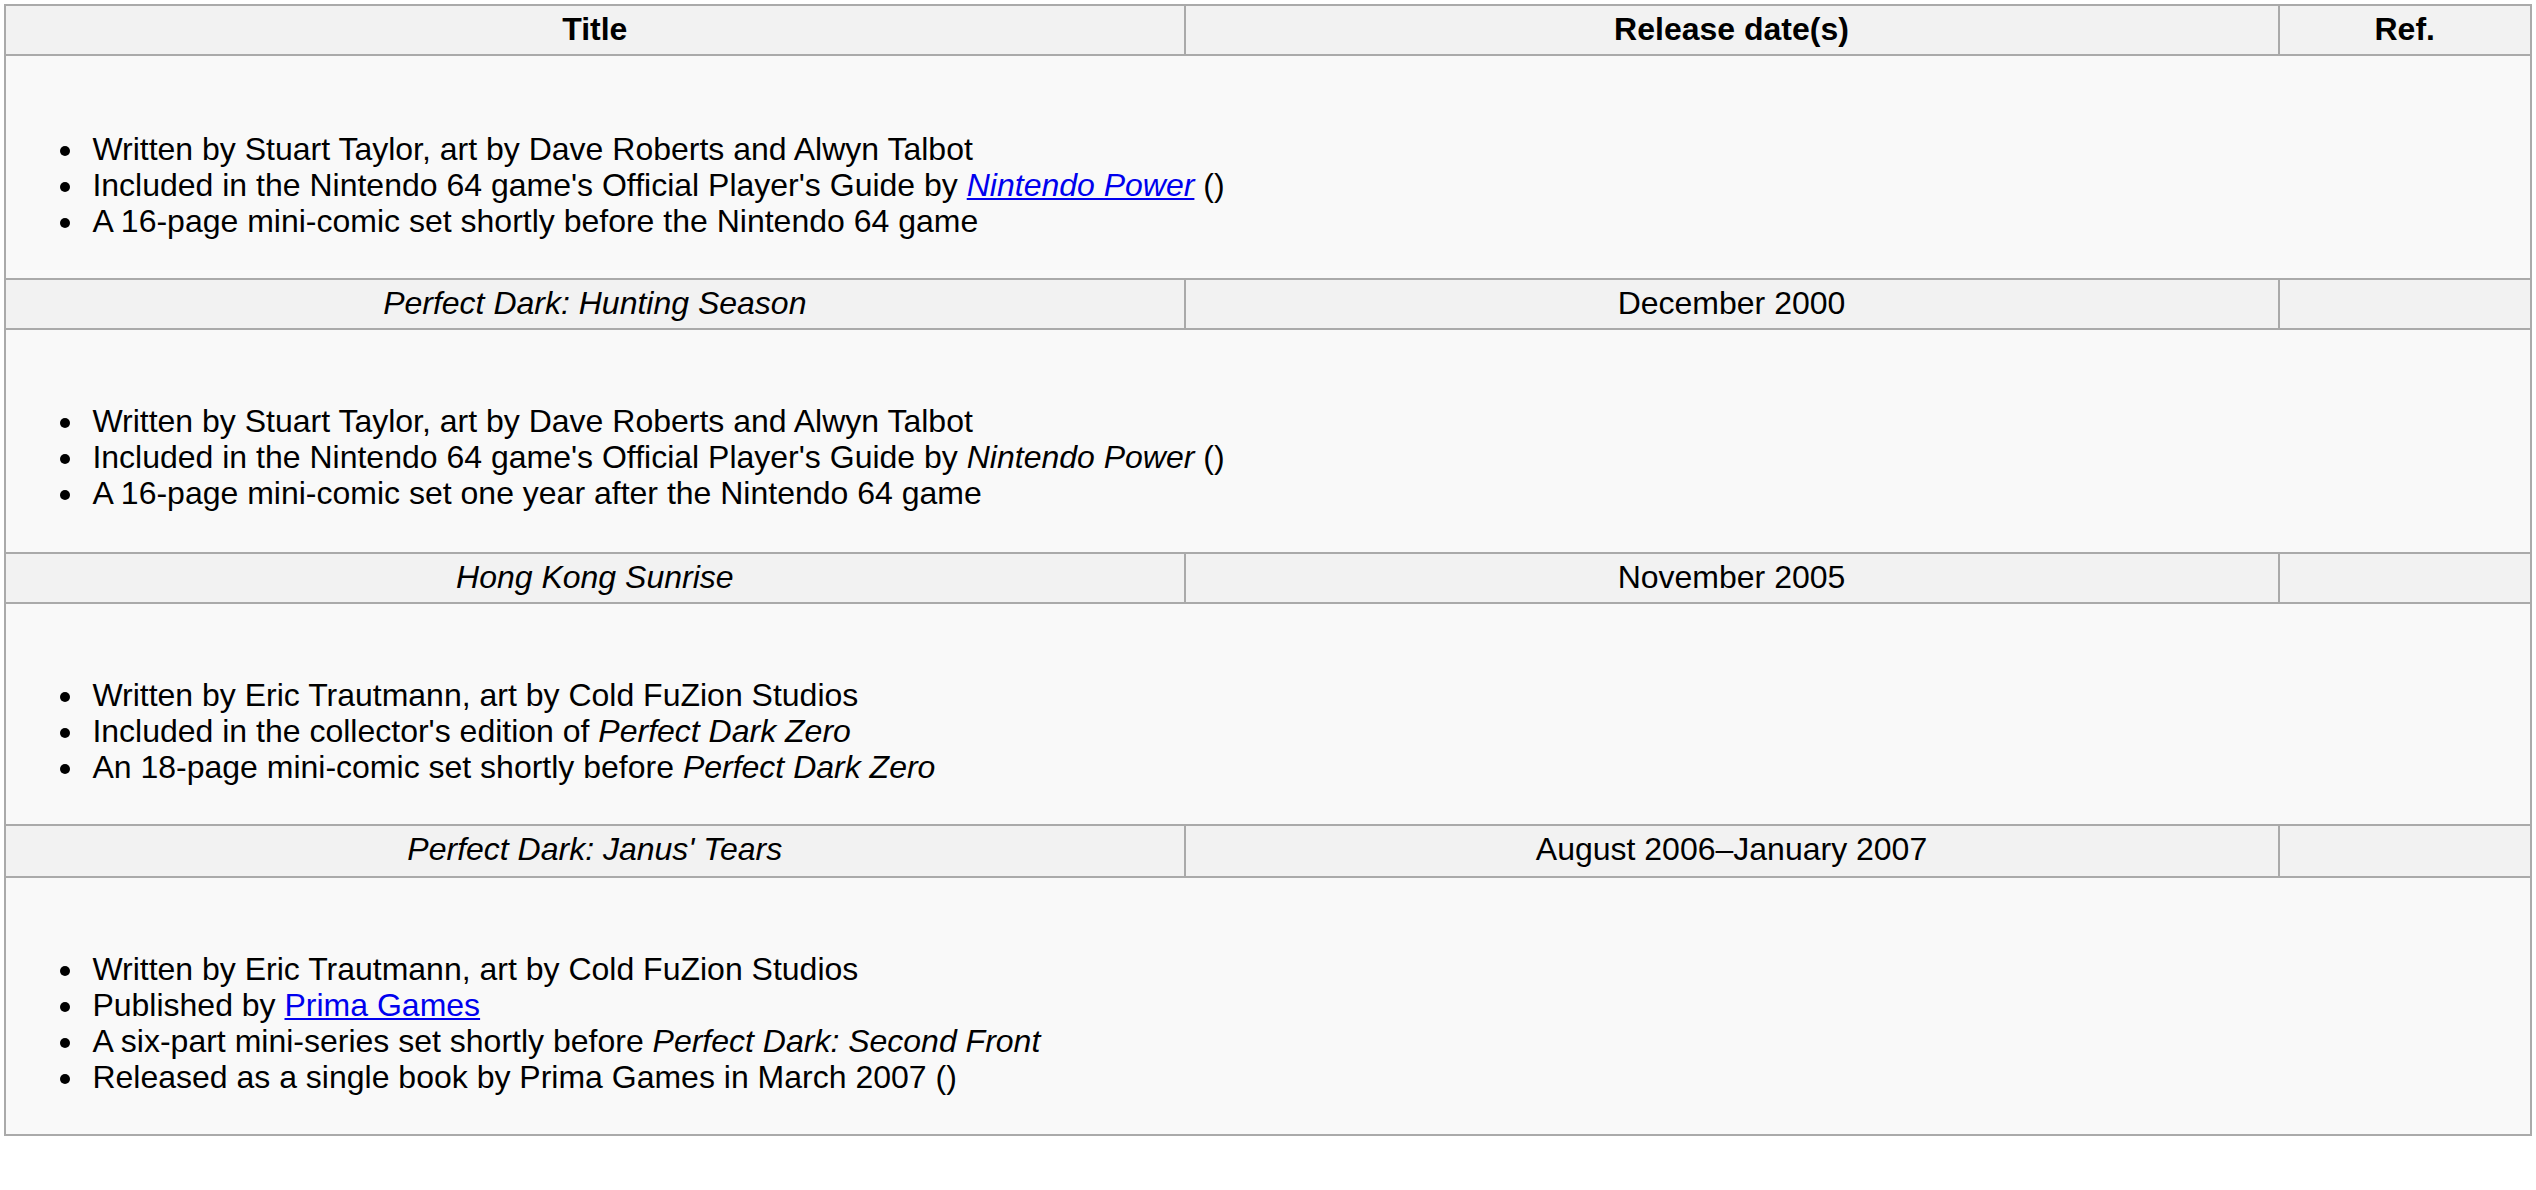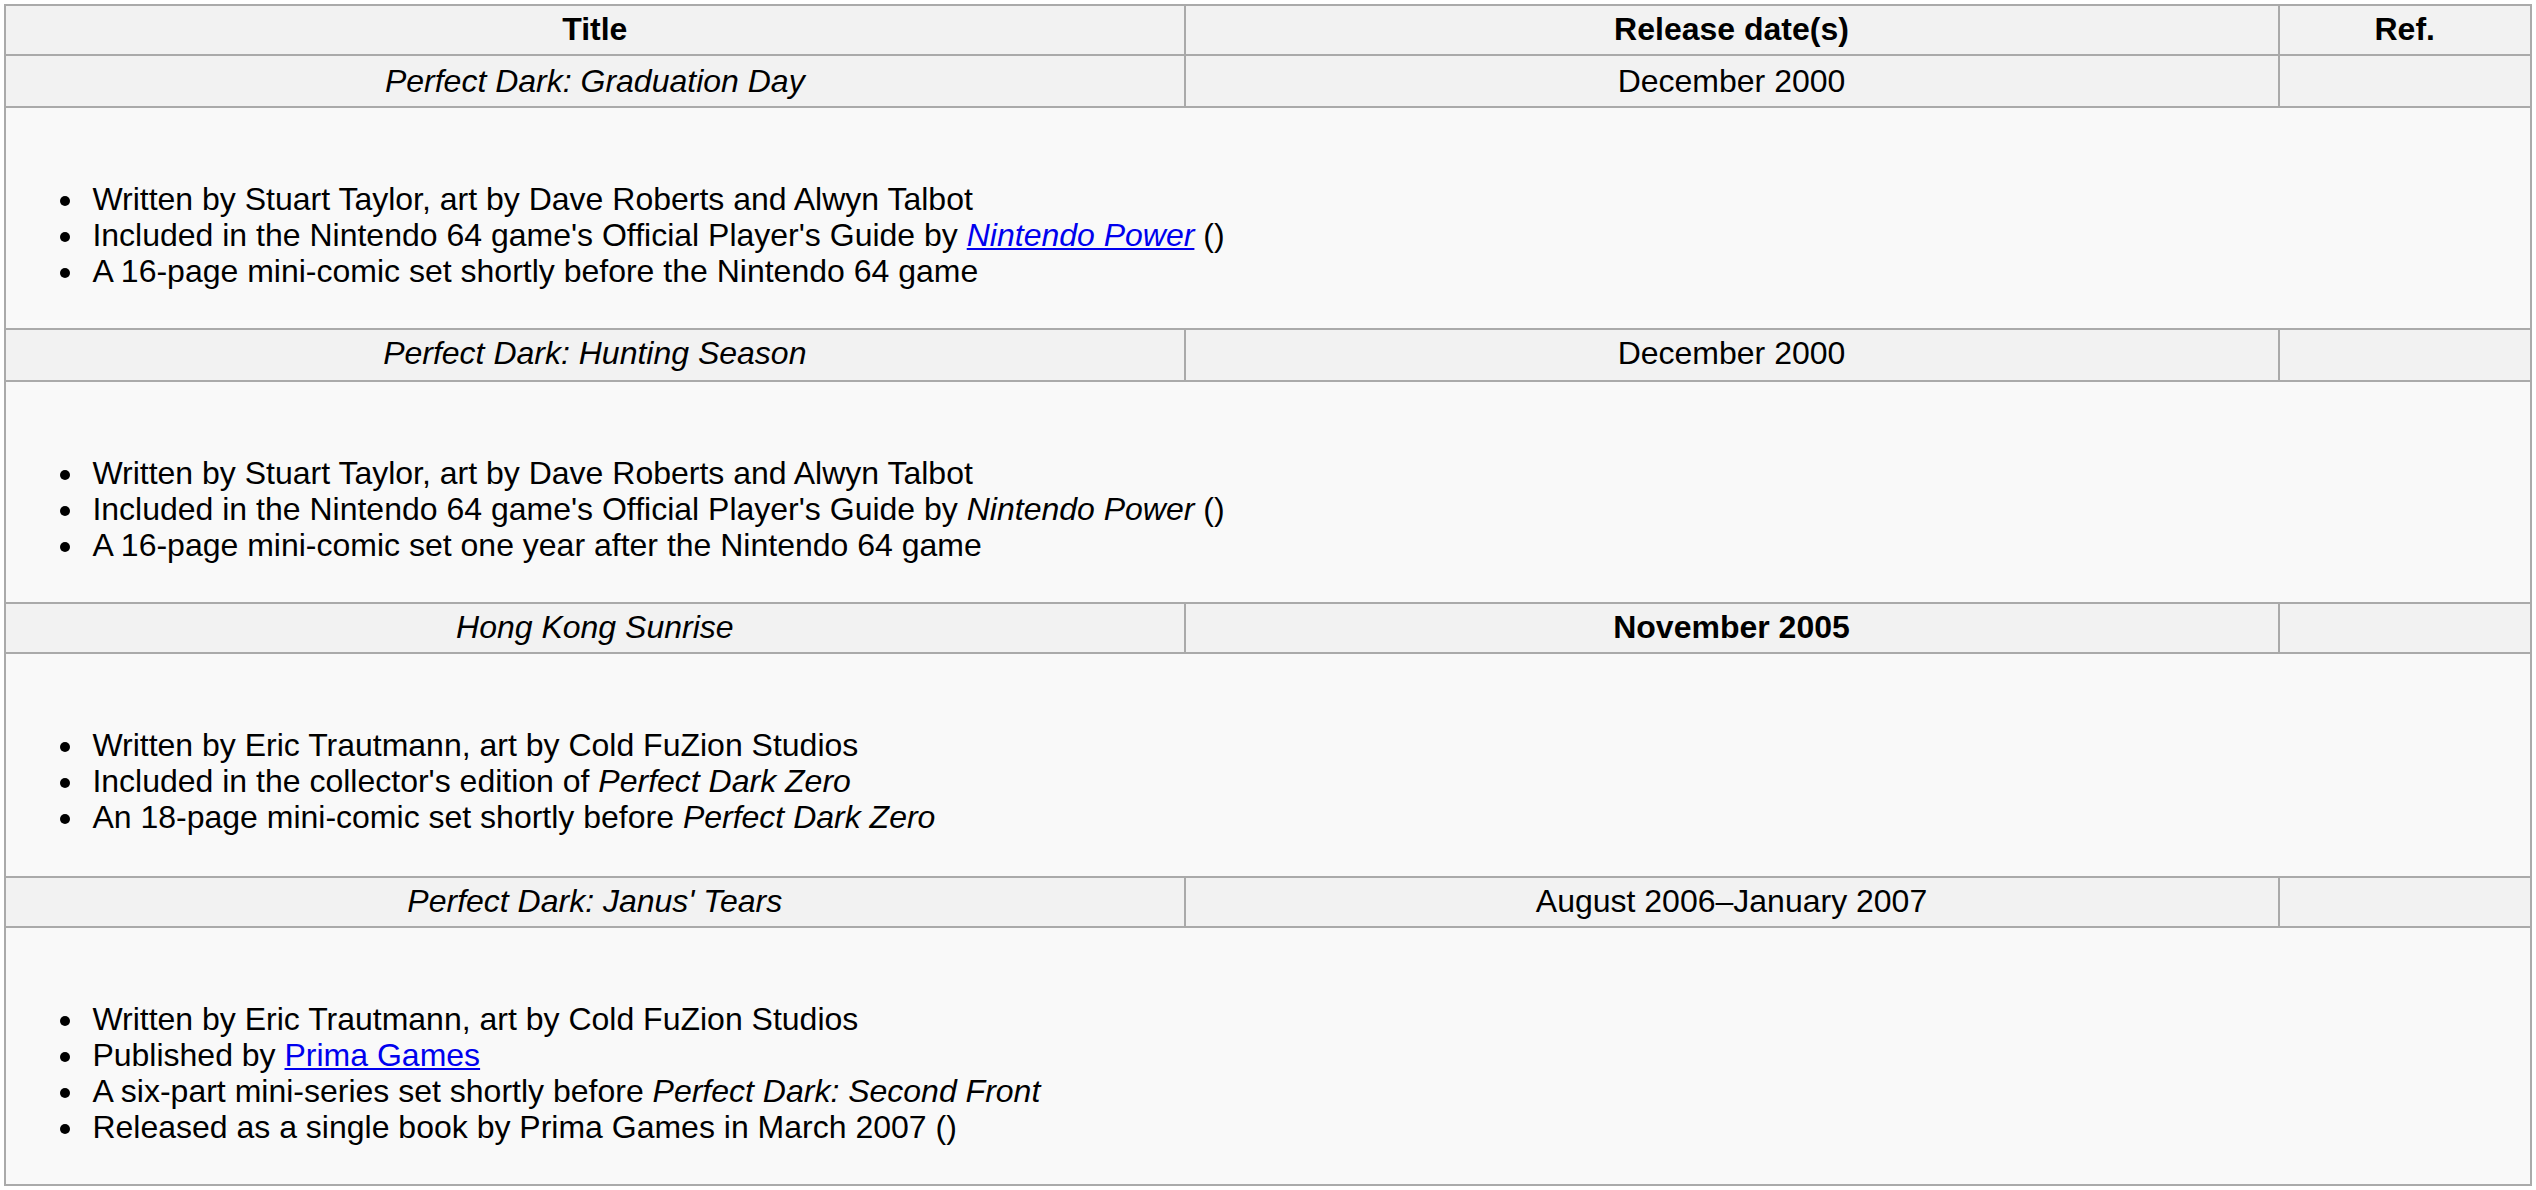+ row: (595, 80)
(1732, 576) normal -> (1731, 627) bold
